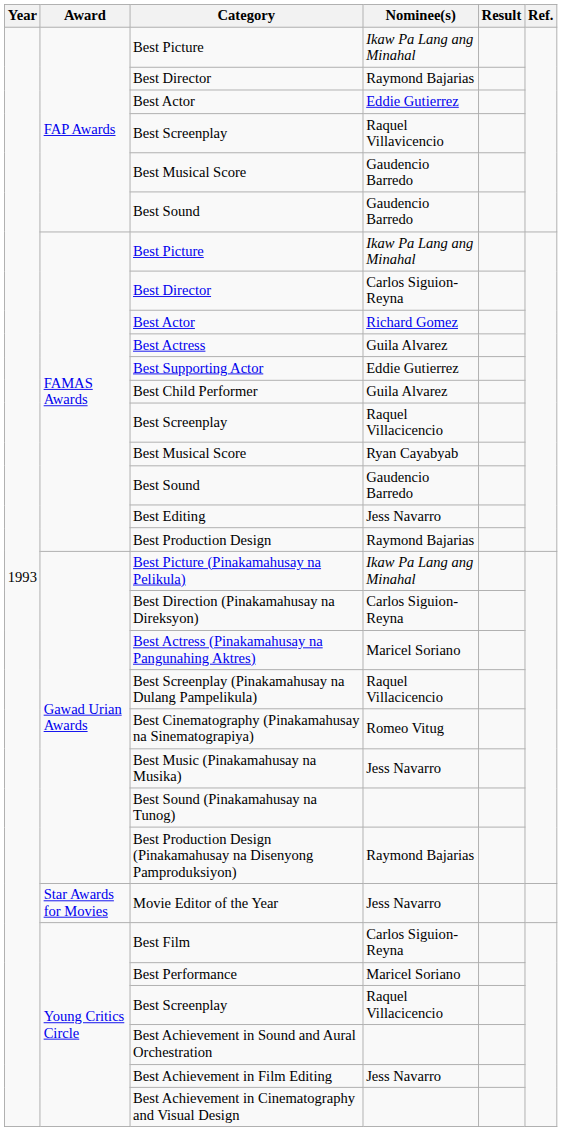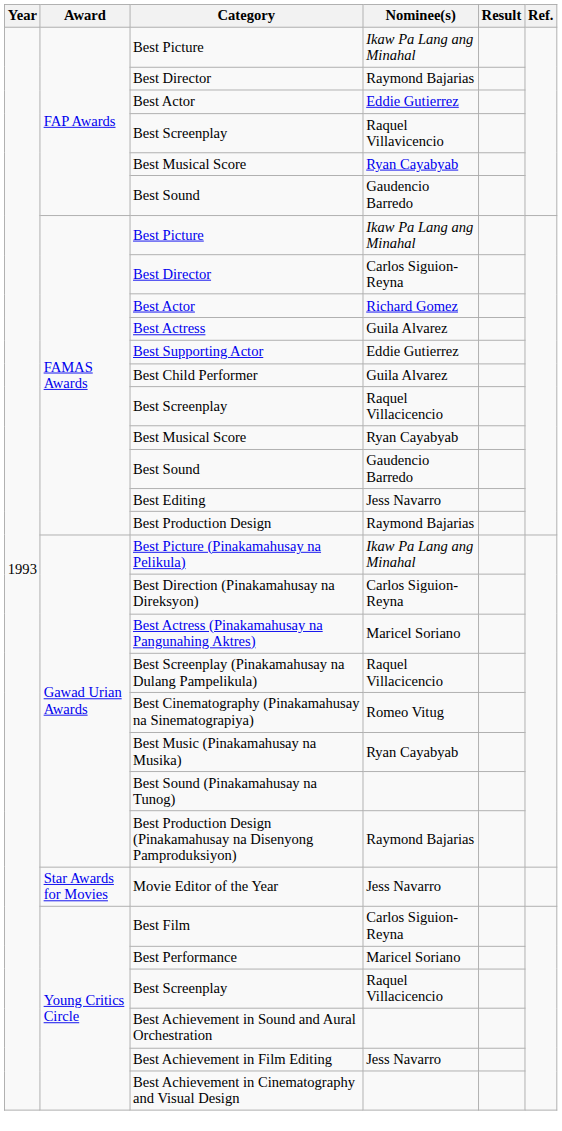(398, 172) Gaudencio Barredo -> (412, 164) Ryan Cayabyab
(404, 768) Jess Navarro -> (412, 751) Ryan Cayabyab
